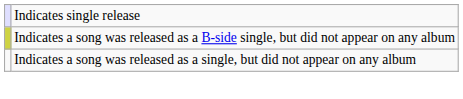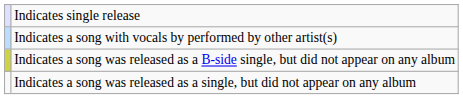+ row: (176, 37)
